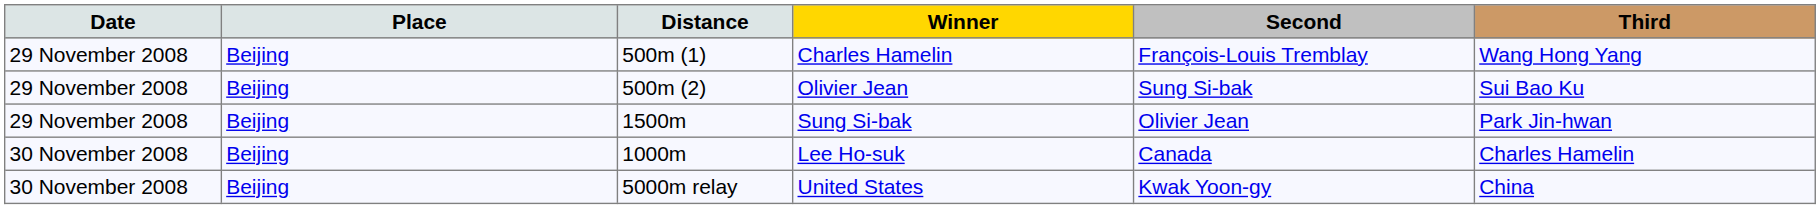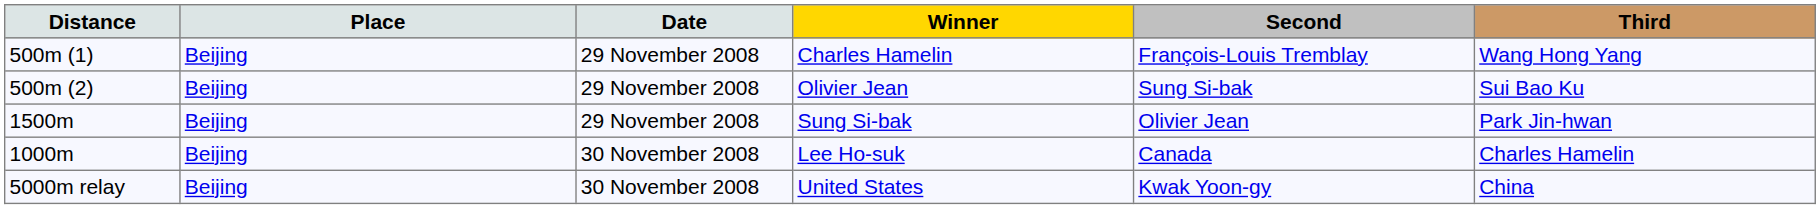columns swapped: (113, 21) <-> (705, 21)
